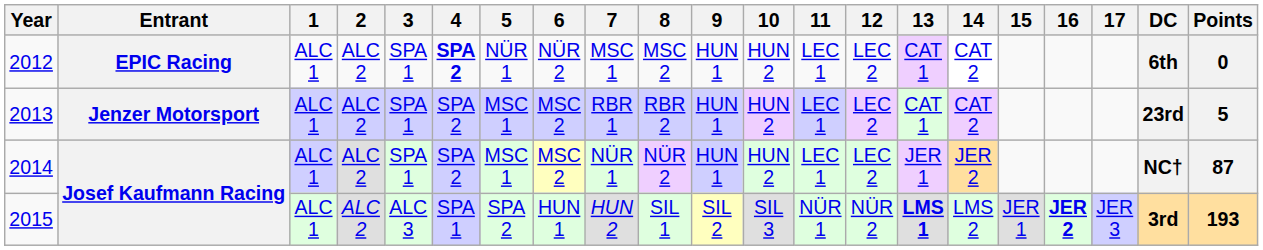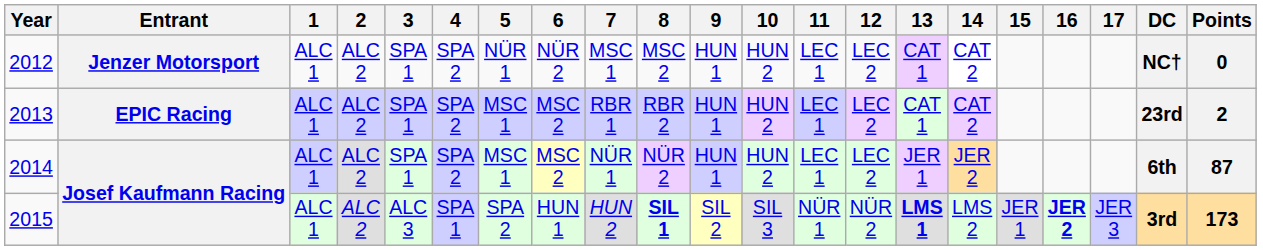(174, 61) EPIC Racing -> (174, 61) Jenzer Motorsport
(456, 61) bold -> (455, 61) normal
(1163, 61) 6th -> (1162, 61) NC†
(174, 114) Jenzer Motorsport -> (174, 114) EPIC Racing
(1223, 114) 5 -> (1222, 114) 2
(1163, 166) NC† -> (1162, 166) 6th
(665, 219) normal -> (664, 219) bold
(1223, 219) 193 -> (1222, 219) 173
